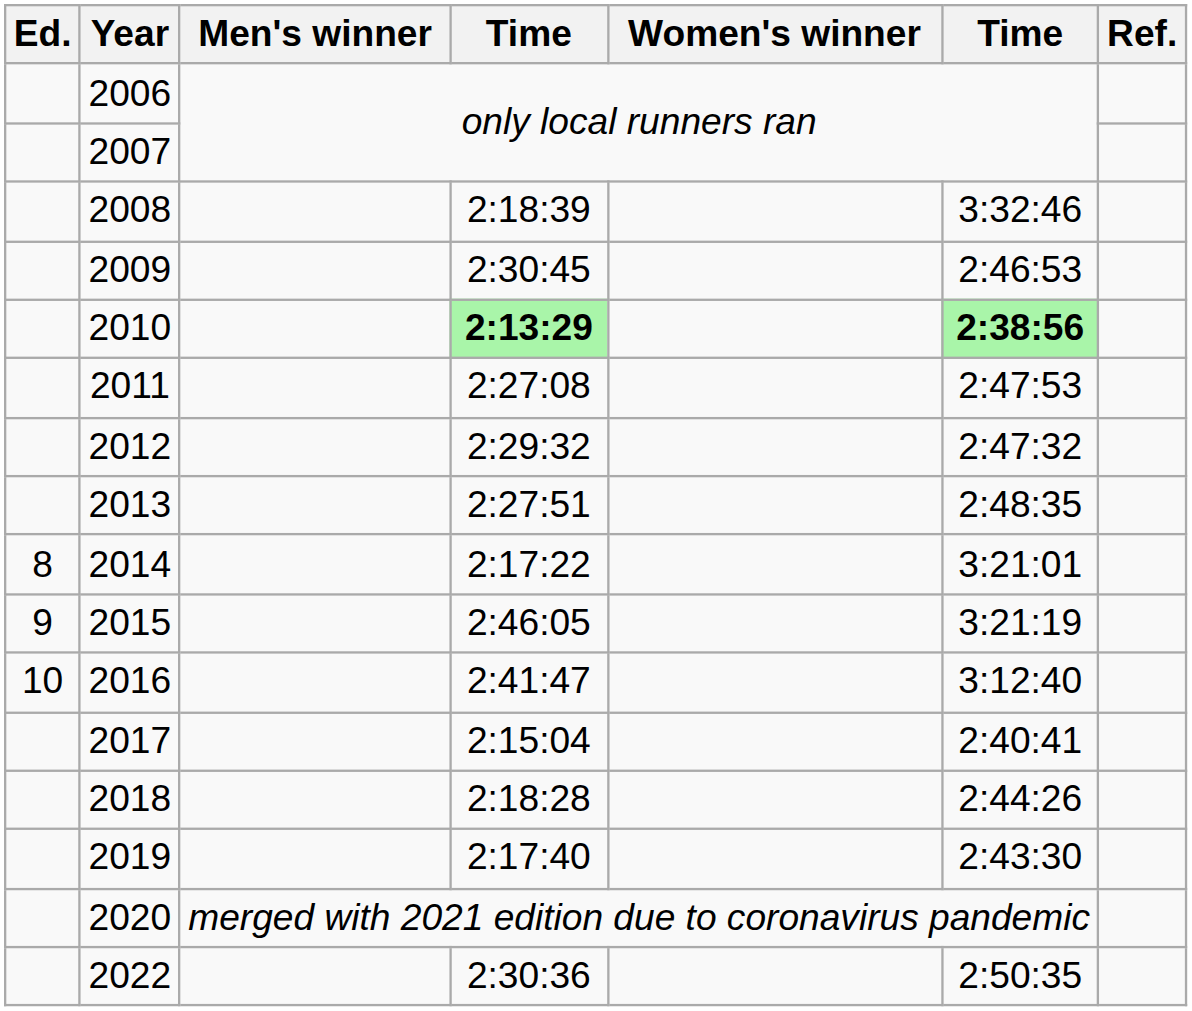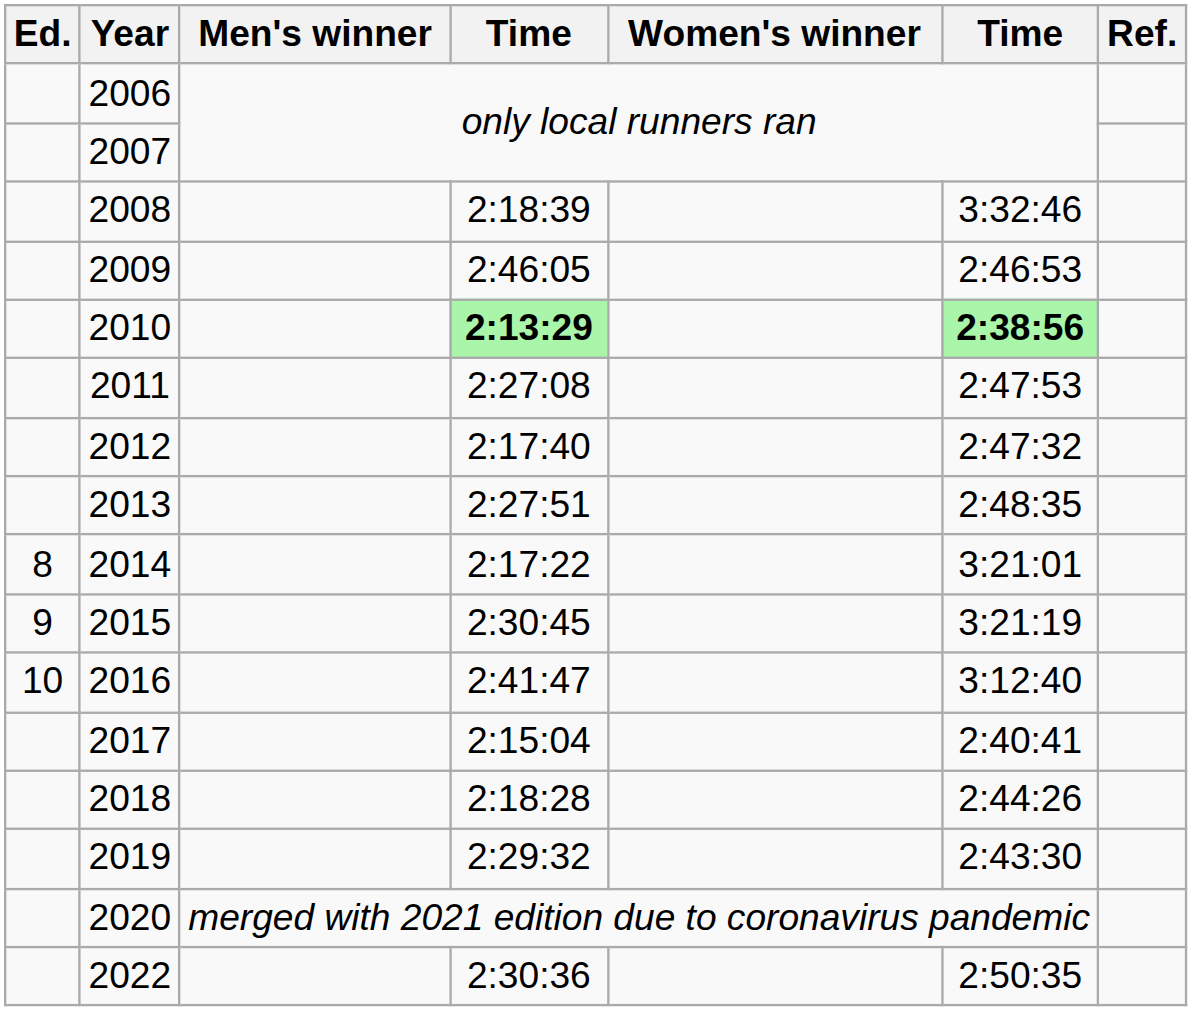(529, 269) 2:30:45 -> (529, 269) 2:46:05
(529, 446) 2:29:32 -> (529, 446) 2:17:40
(529, 622) 2:46:05 -> (529, 622) 2:30:45
(529, 858) 2:17:40 -> (529, 858) 2:29:32
